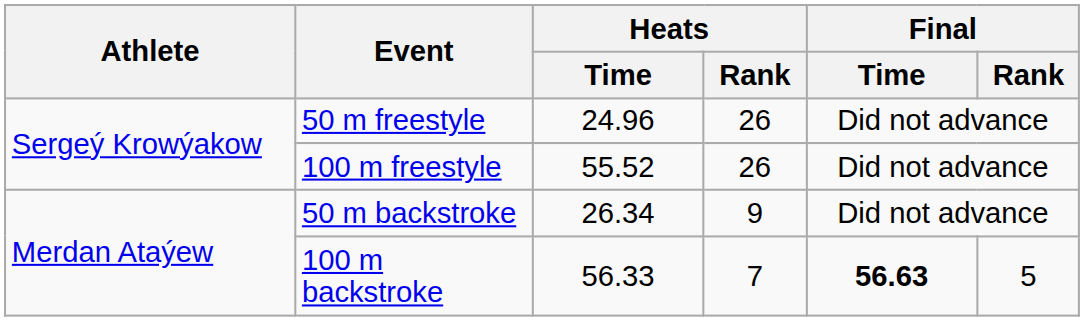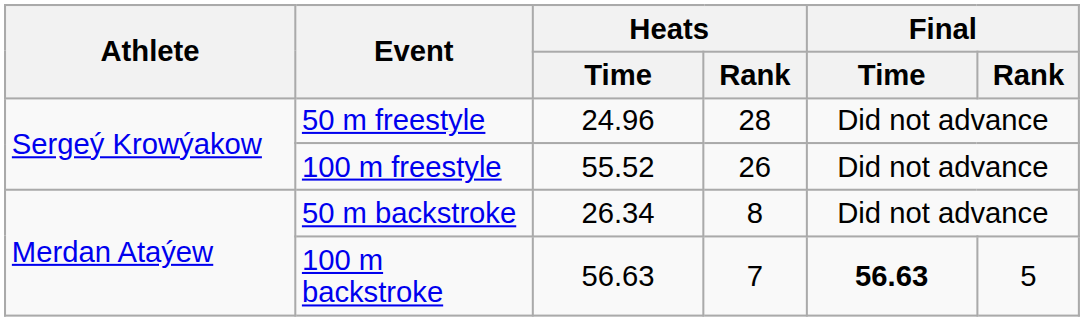(755, 121) 26 -> (755, 121) 28
(755, 213) 9 -> (755, 213) 8
(618, 276) 56.33 -> (618, 276) 56.63
